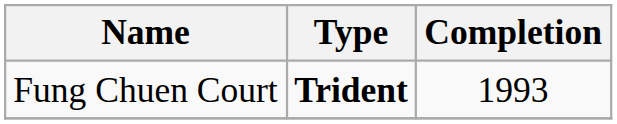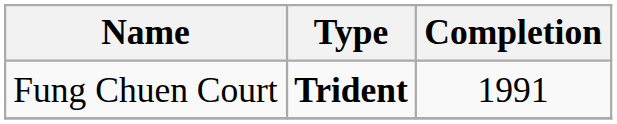(513, 88) 1993 -> (513, 88) 1991
